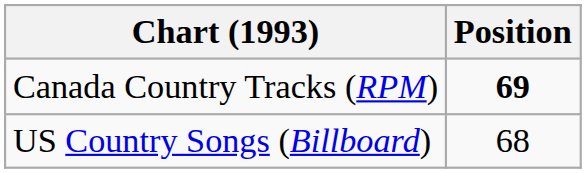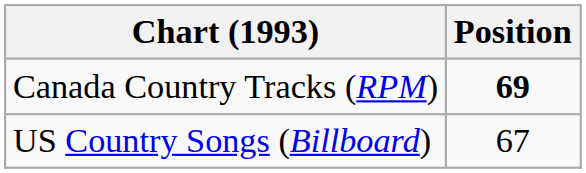(513, 140) 68 -> (513, 140) 67
